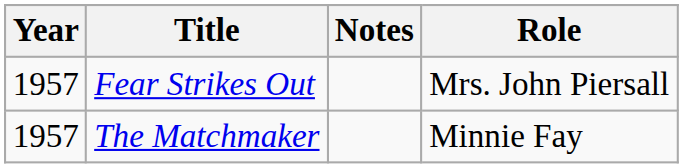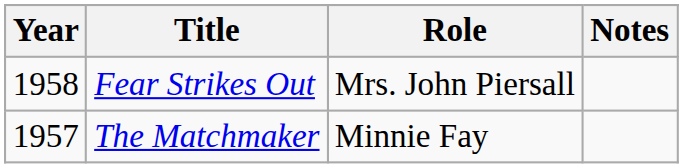columns swapped: (549, 30) <-> (374, 30)
(46, 83) 1957 -> (46, 83) 1958
